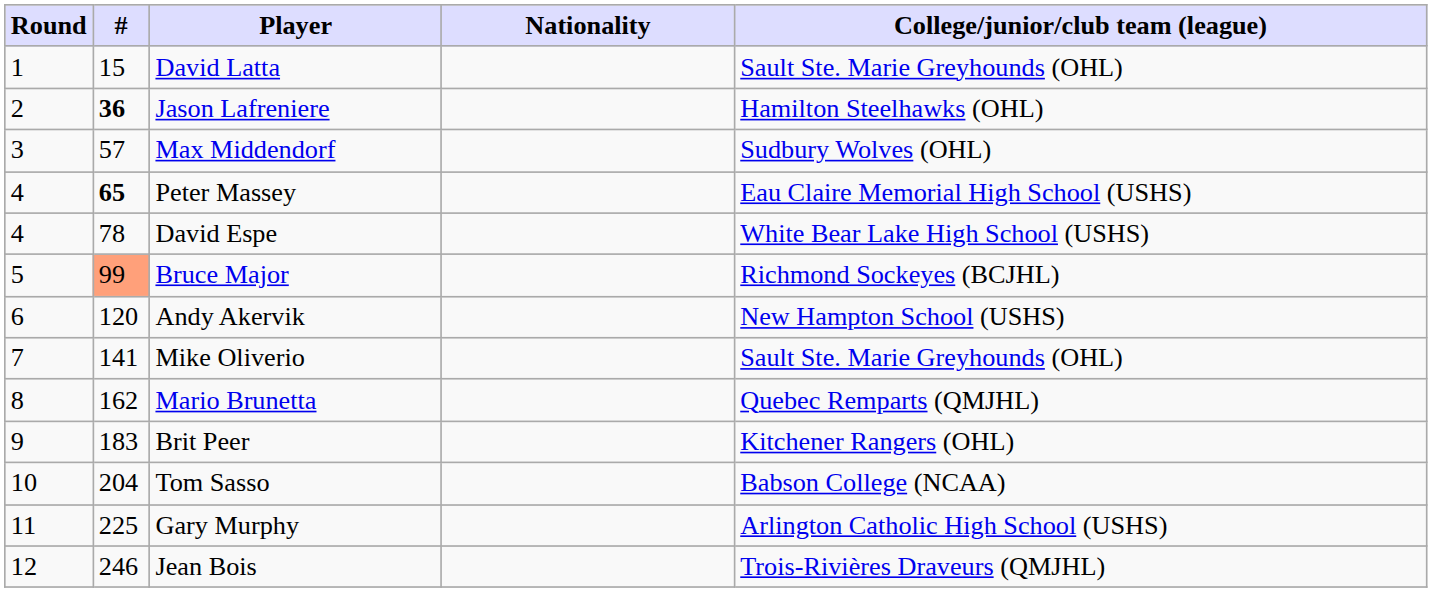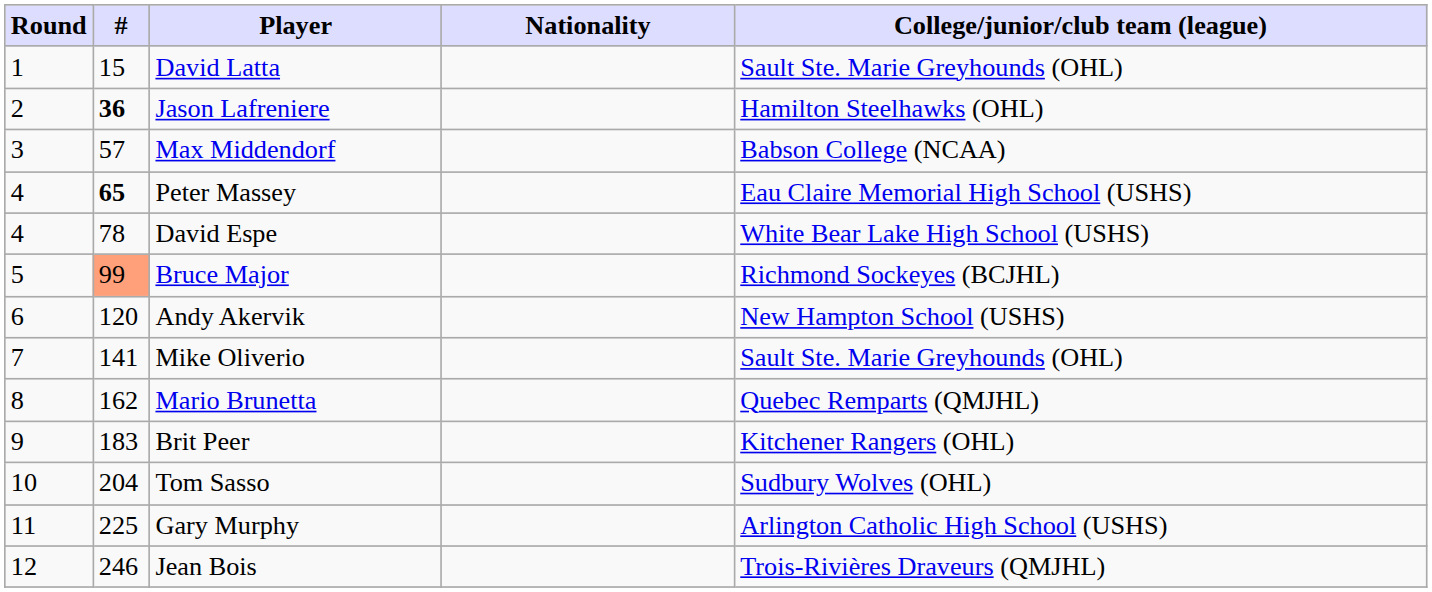(866, 150) Sudbury Wolves (OHL) -> (873, 150) Babson College (NCAA)
(873, 483) Babson College (NCAA) -> (866, 483) Sudbury Wolves (OHL)
